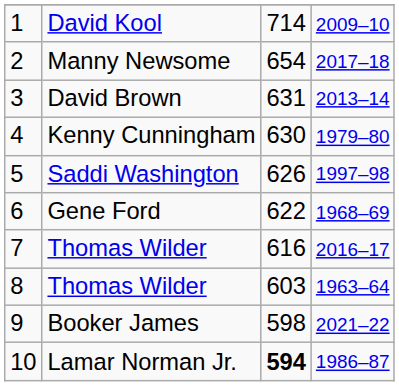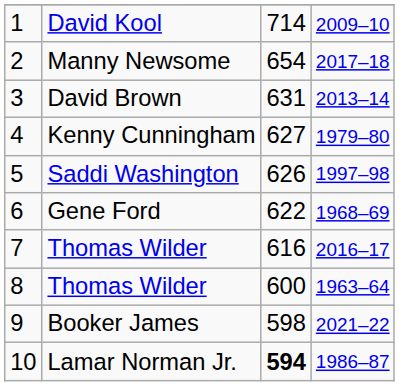(286, 135) 630 -> (286, 135) 627
(286, 286) 603 -> (286, 286) 600
